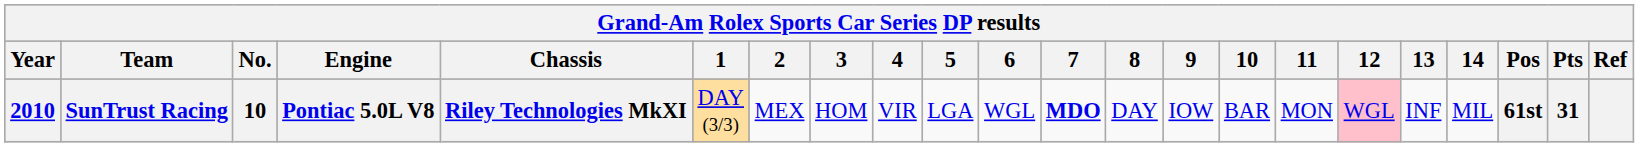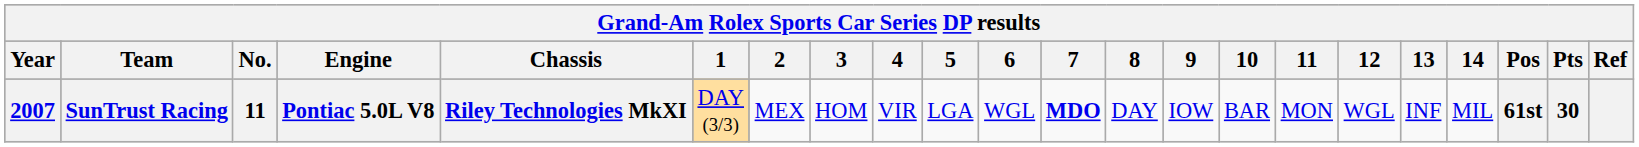(33, 109) 2010 -> (33, 109) 2007
(255, 109) 10 -> (255, 109) 11
(1369, 109) pink background -> (1369, 109) no background
(1568, 109) 31 -> (1568, 109) 30
